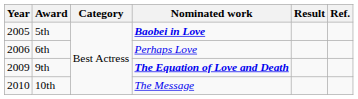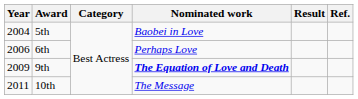(18, 31) 2005 -> (18, 31) 2004
(170, 31) bold -> (169, 31) normal
(18, 85) 2010 -> (18, 85) 2011
